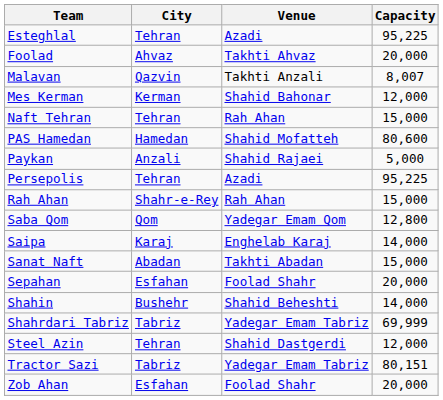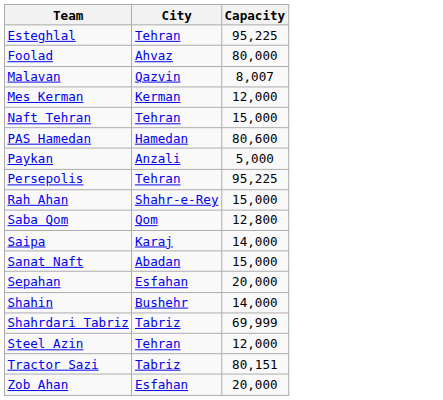- column: (297, 15)
(405, 56) 20,000 -> (255, 56) 80,000
